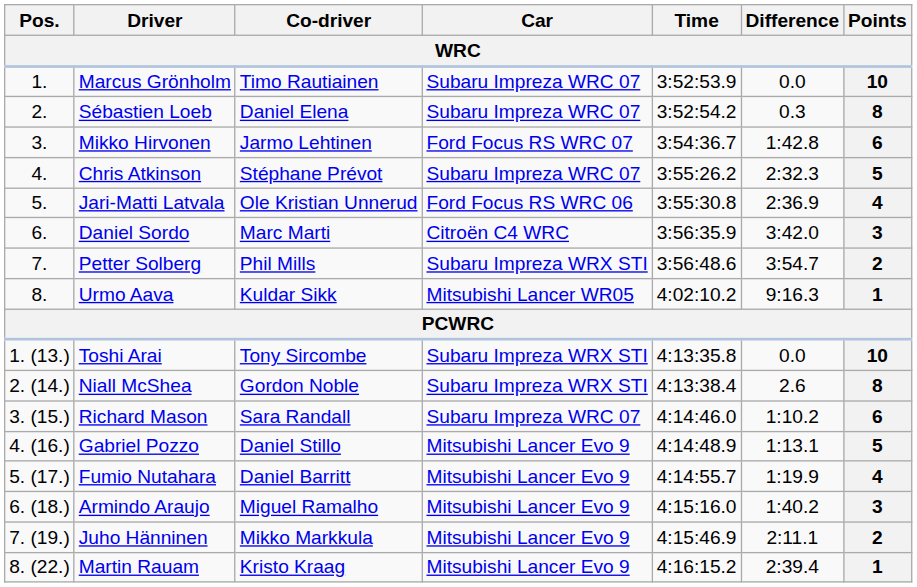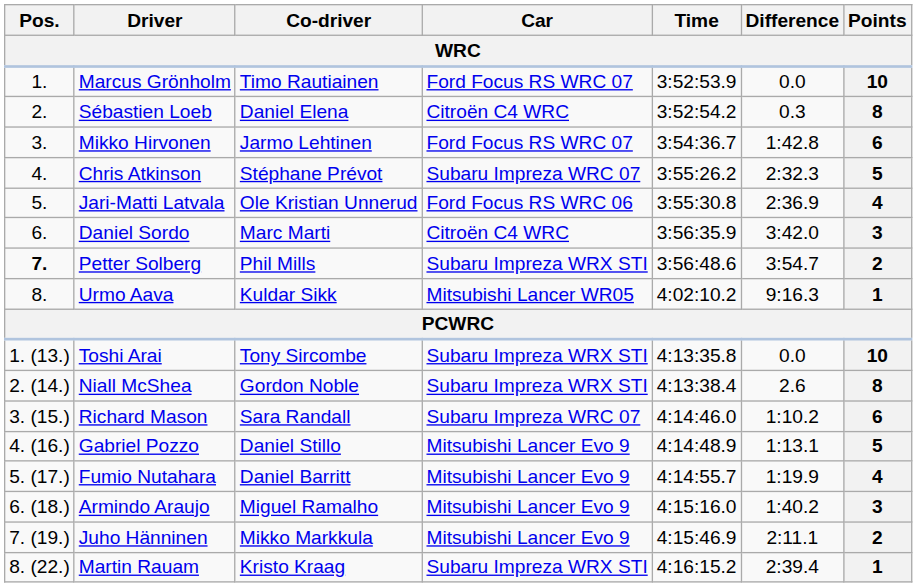(533, 82) Subaru Impreza WRC 07 -> (530, 82) Ford Focus RS WRC 07
(533, 112) Subaru Impreza WRC 07 -> (498, 112) Citroën C4 WRC
(39, 264) normal -> (39, 264) bold
(528, 567) Mitsubishi Lancer Evo 9 -> (537, 567) Subaru Impreza WRX STI
